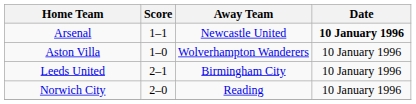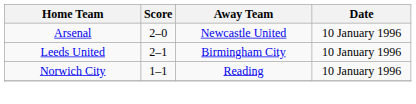(158, 33) 1–1 -> (158, 33) 2–0
(362, 33) bold -> (362, 33) normal
- row: (73, 52)
(158, 90) 2–0 -> (158, 71) 1–1
